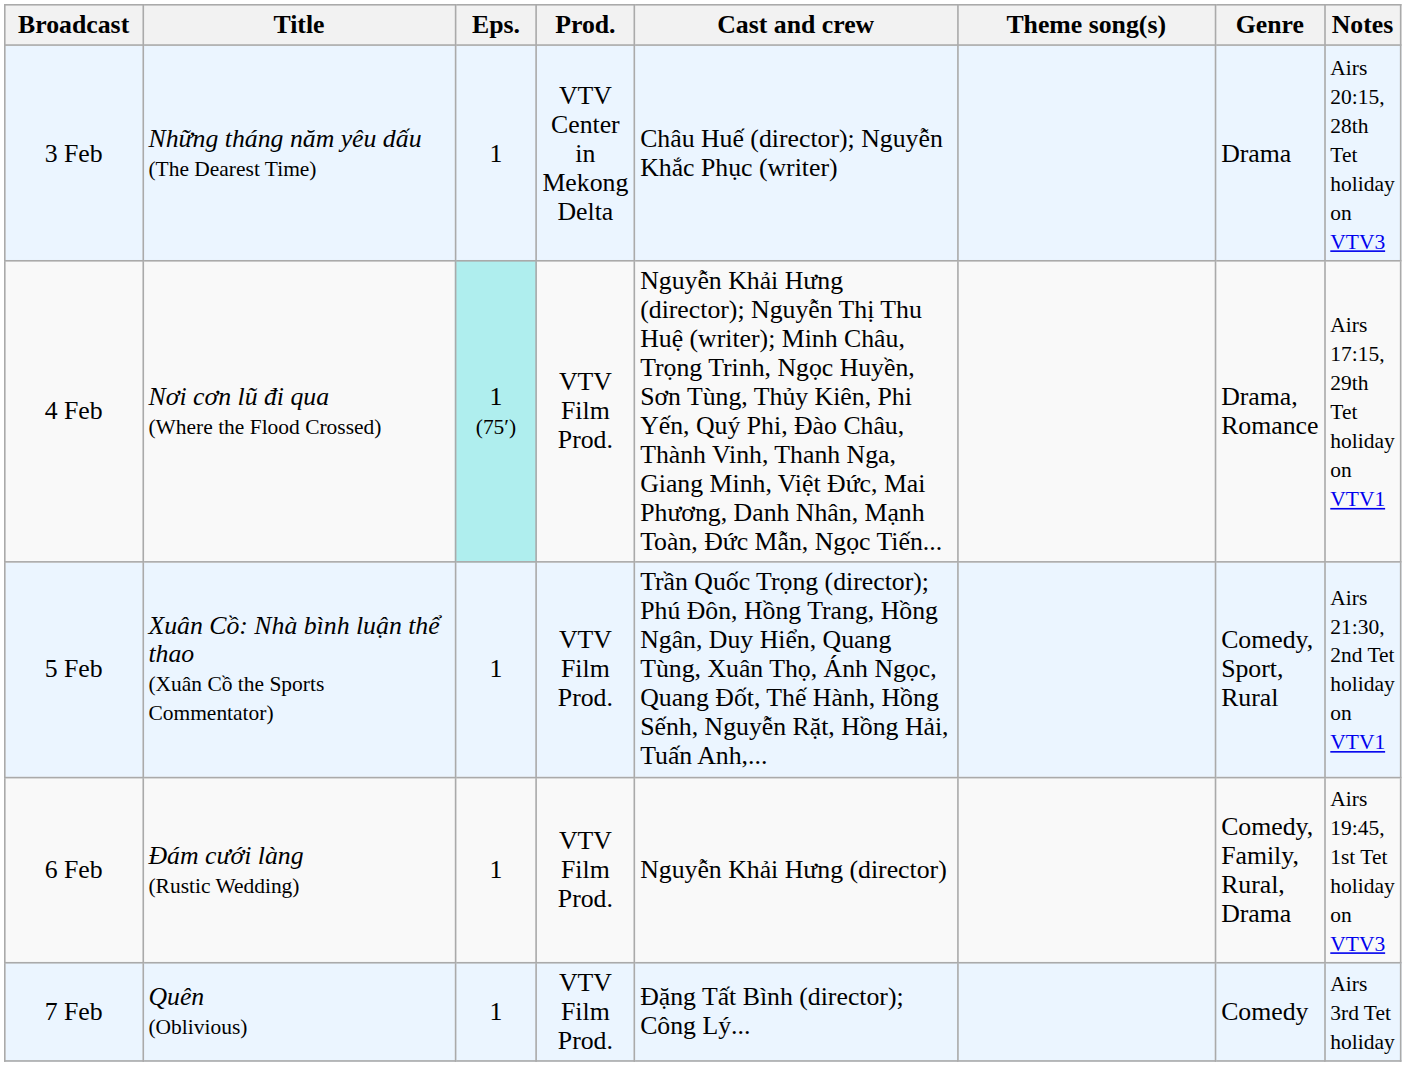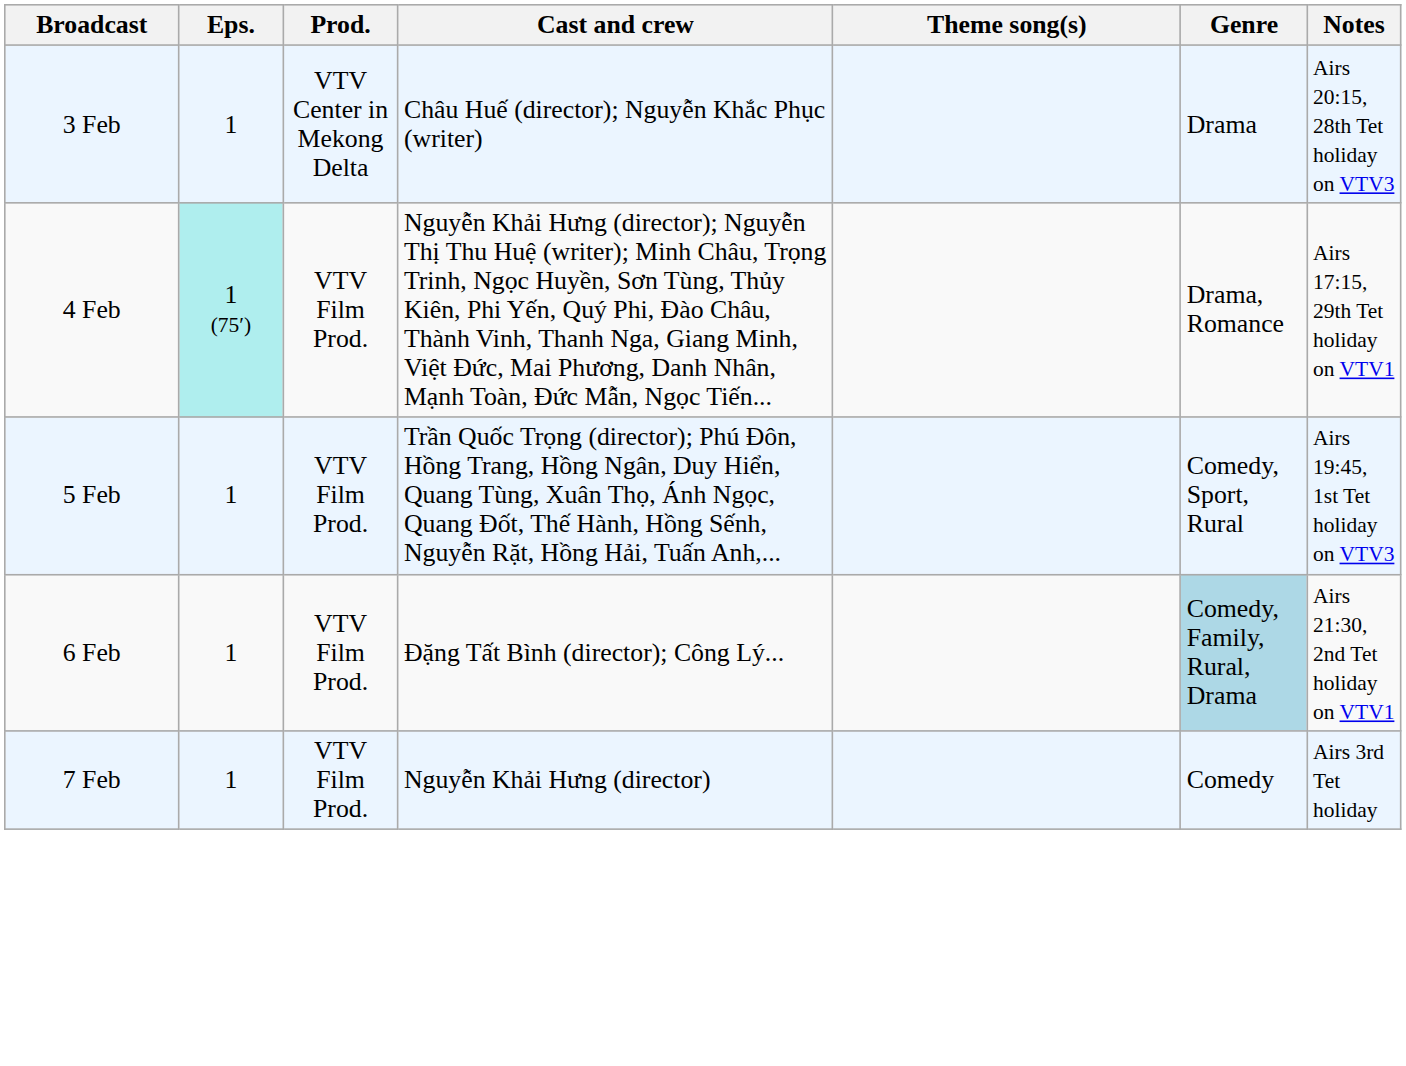- column: (299, 24)
(1362, 670) Airs 21:30, 2nd Tet holiday on VTV1 -> (1354, 496) Airs 19:45, 1st Tet holiday on VTV3
(793, 869) Nguyễn Khải Hưng (director) -> (594, 652) Đặng Tất Bình (director); Công Lý...
(1267, 869) no background -> (1233, 652) lightblue background
(1362, 870) Airs 19:45, 1st Tet holiday on VTV3 -> (1354, 653) Airs 21:30, 2nd Tet holiday on VTV1
(772, 1011) Đặng Tất Bình (director); Công Lý... -> (557, 779) Nguyễn Khải Hưng (director)
